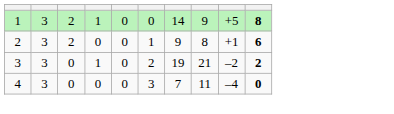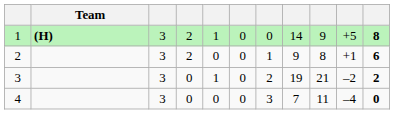+ column: (90, 14)
